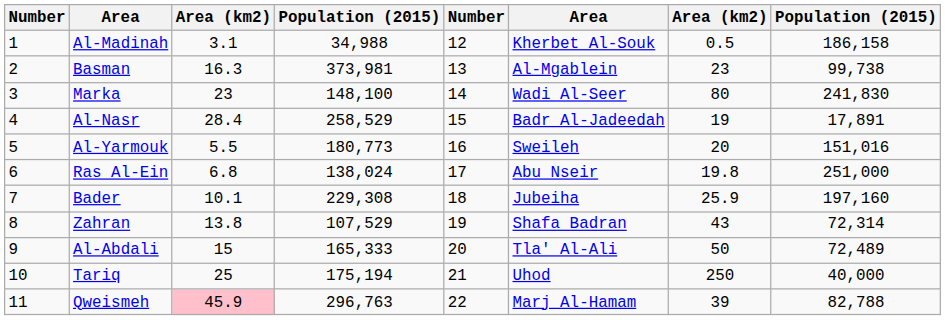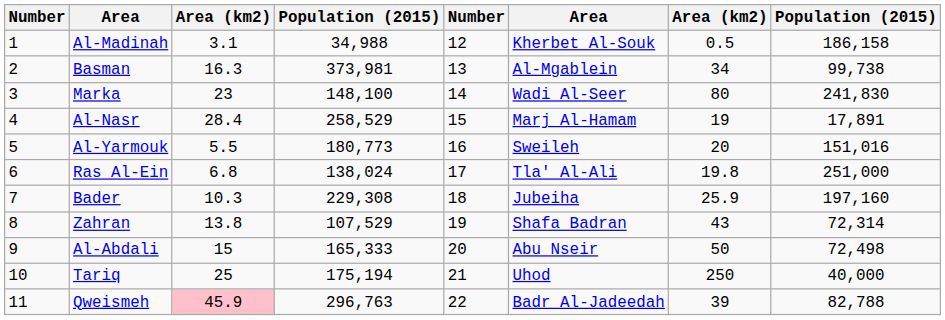(720, 69) 23 -> (720, 69) 34
(589, 121) Badr Al-Jadeedah -> (574, 121) Marj Al-Hamam
(555, 173) Abu Nseir -> (565, 173) Tla' Al-Ali
(223, 198) 10.1 -> (223, 198) 10.3
(565, 250) Tla' Al-Ali -> (555, 250) Abu Nseir
(856, 250) 72,489 -> (856, 250) 72,498
(574, 302) Marj Al-Hamam -> (589, 302) Badr Al-Jadeedah
